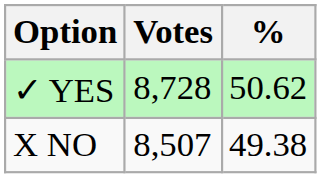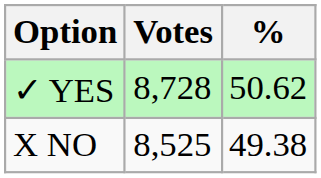(172, 144) 8,507 -> (172, 144) 8,525
